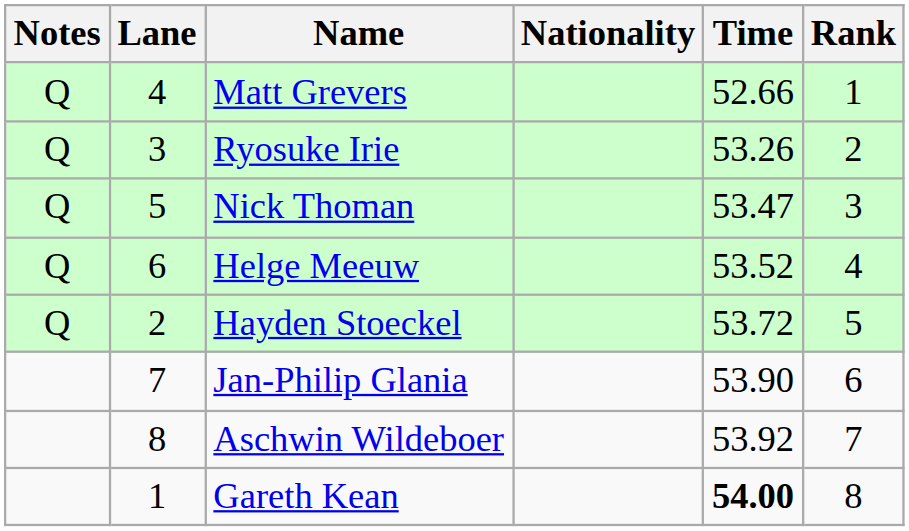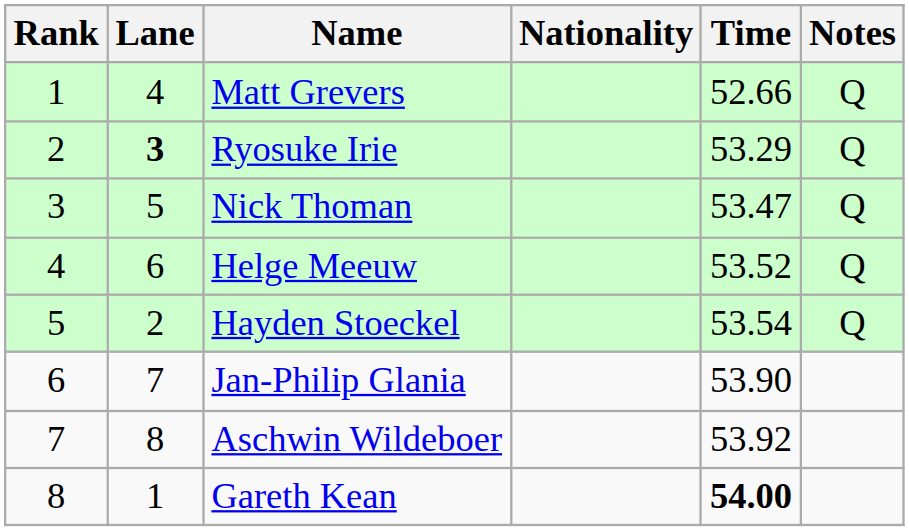columns swapped: (853, 33) <-> (57, 33)
(157, 149) normal -> (155, 149) bold
(753, 149) 53.26 -> (751, 149) 53.29
(753, 322) 53.72 -> (751, 322) 53.54
